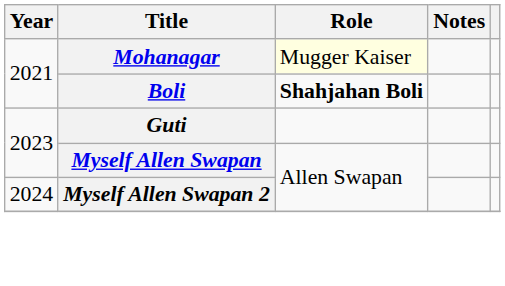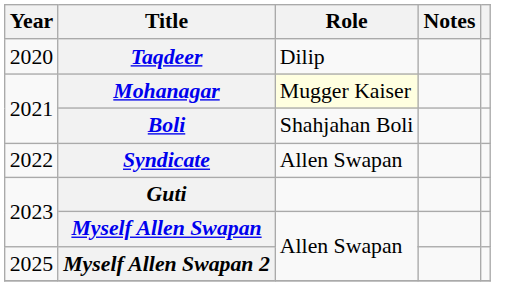+ row: (167, 56)
(351, 90) bold -> (347, 125) normal
+ row: (167, 159)
(31, 194) 2024 -> (31, 263) 2025
